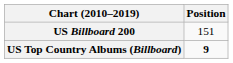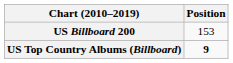(206, 31) 151 -> (206, 31) 153
